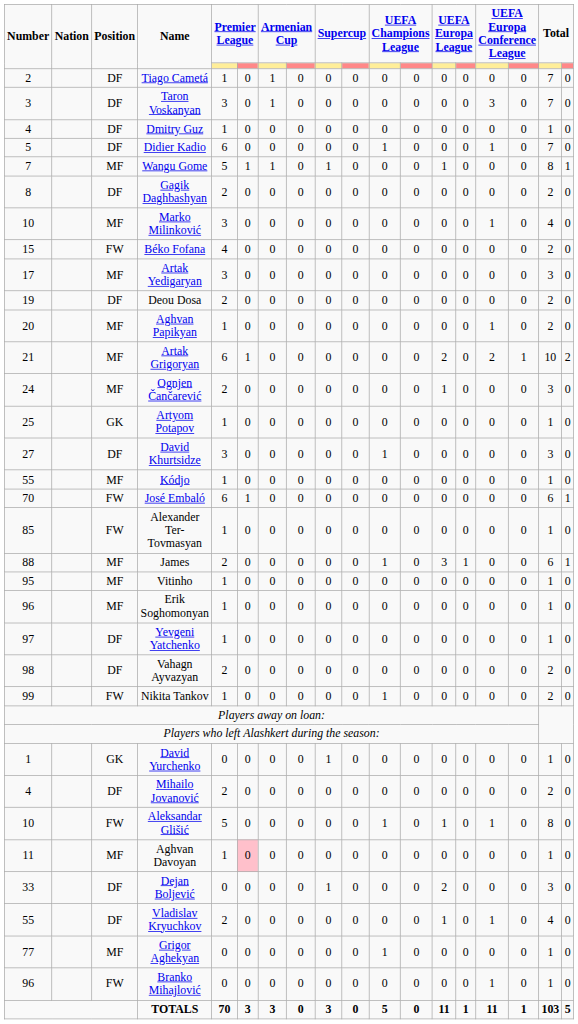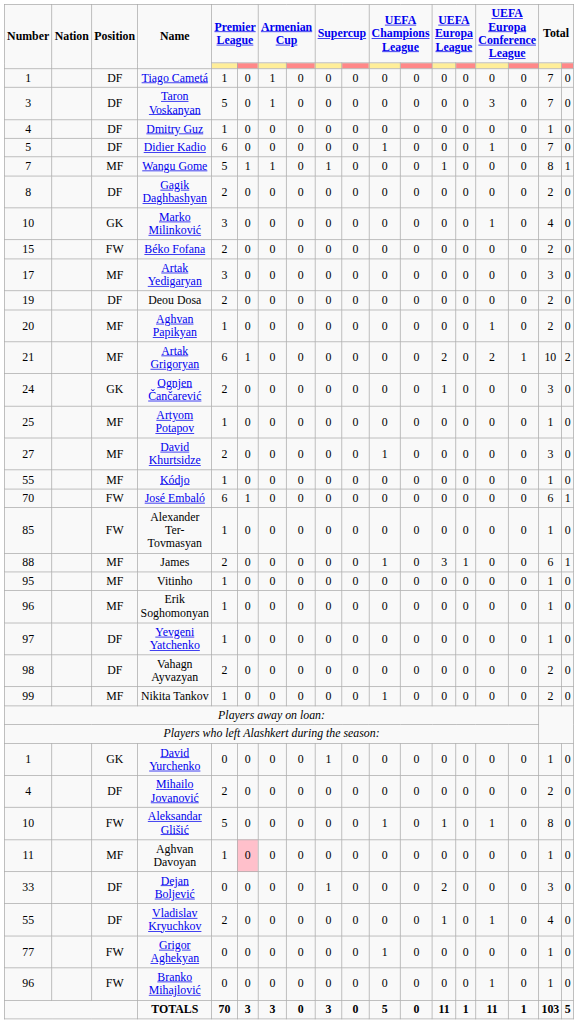(28, 78) 2 -> (28, 78) 1
(224, 103) 3 -> (224, 103) 5
(115, 224) MF -> (115, 224) GK
(224, 249) 4 -> (224, 249) 2
(115, 389) MF -> (115, 389) GK
(115, 422) GK -> (115, 422) MF
(115, 454) DF -> (115, 454) MF
(224, 454) 3 -> (224, 454) 2
(115, 696) FW -> (115, 696) MF
(115, 952) MF -> (115, 952) FW
